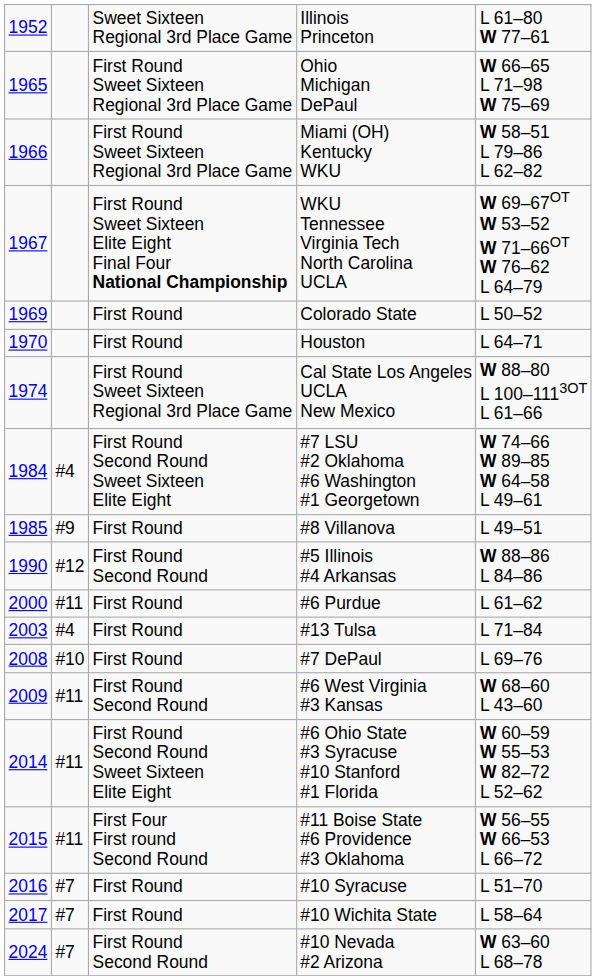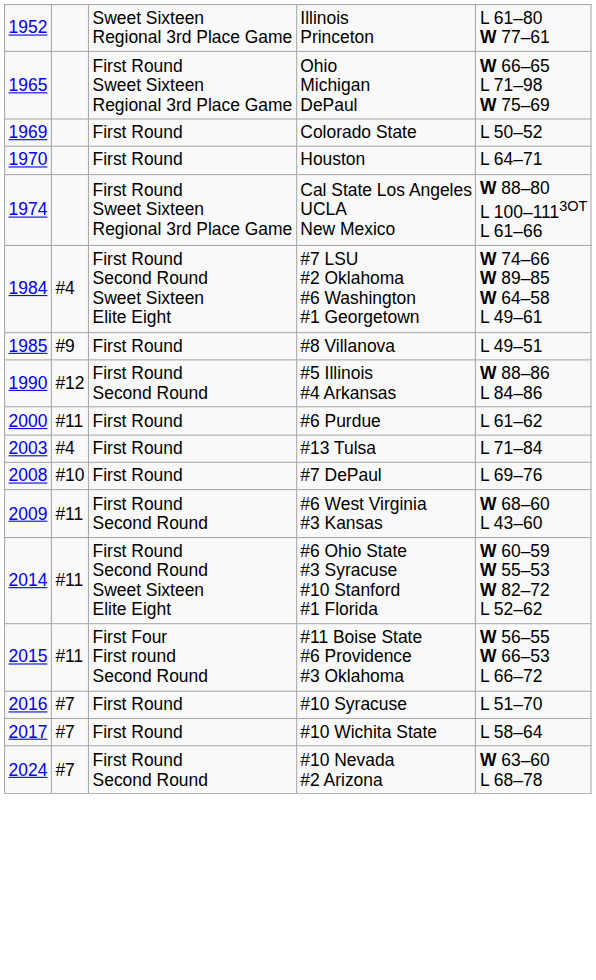- row: (345, 152)
- row: (357, 243)
